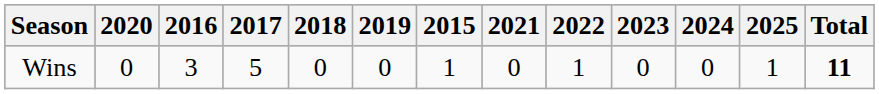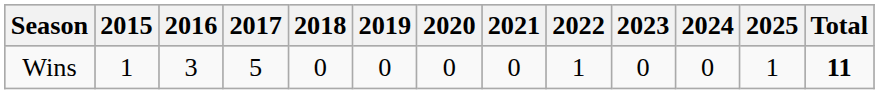columns swapped: (449, 25) <-> (126, 25)
